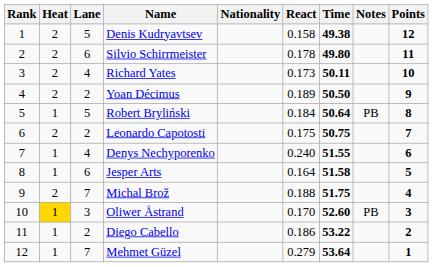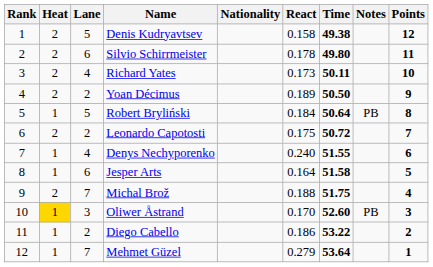(336, 133) 50.75 -> (336, 133) 50.72
